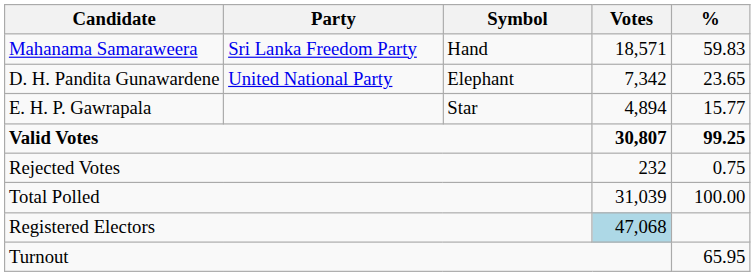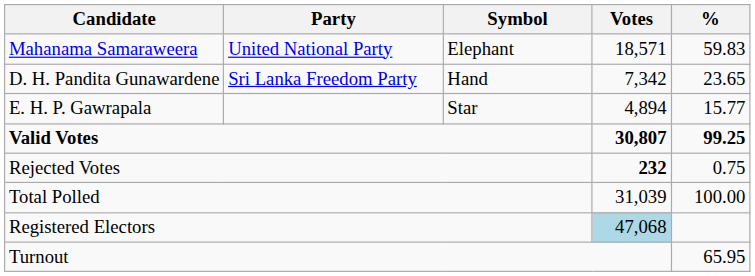(322, 49) Sri Lanka Freedom Party -> (310, 49) United National Party
(468, 49) Hand -> (481, 49) Elephant
(310, 78) United National Party -> (322, 78) Sri Lanka Freedom Party
(481, 78) Elephant -> (468, 78) Hand
(653, 167) normal -> (653, 167) bold
